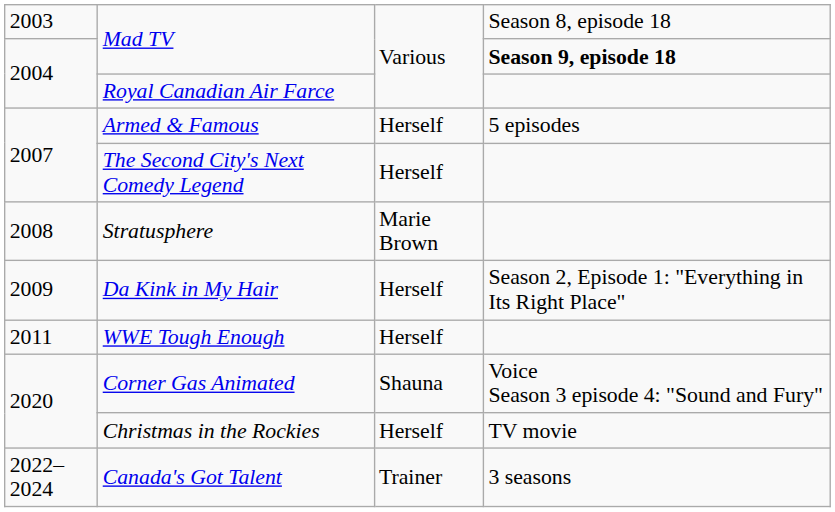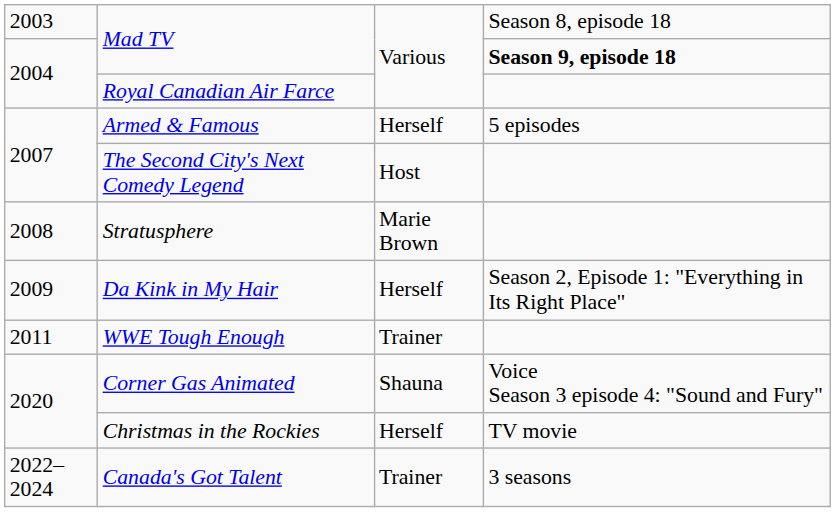(411, 172) Herself -> (399, 172) Host
(411, 336) Herself -> (411, 336) Trainer
